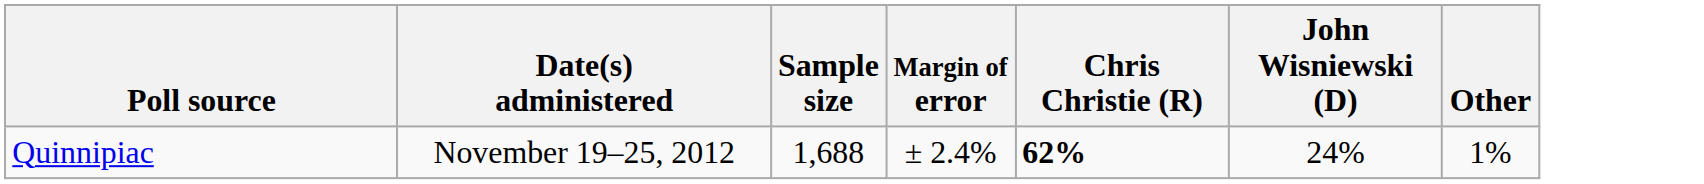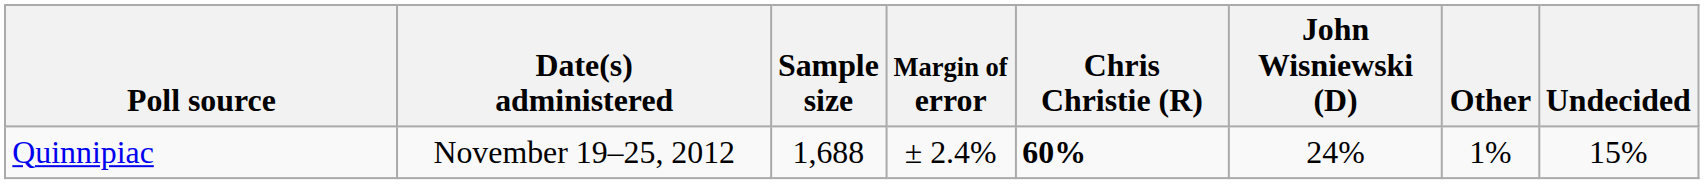+ column: (1618, 101)
(1054, 151) 62% -> (1054, 151) 60%
